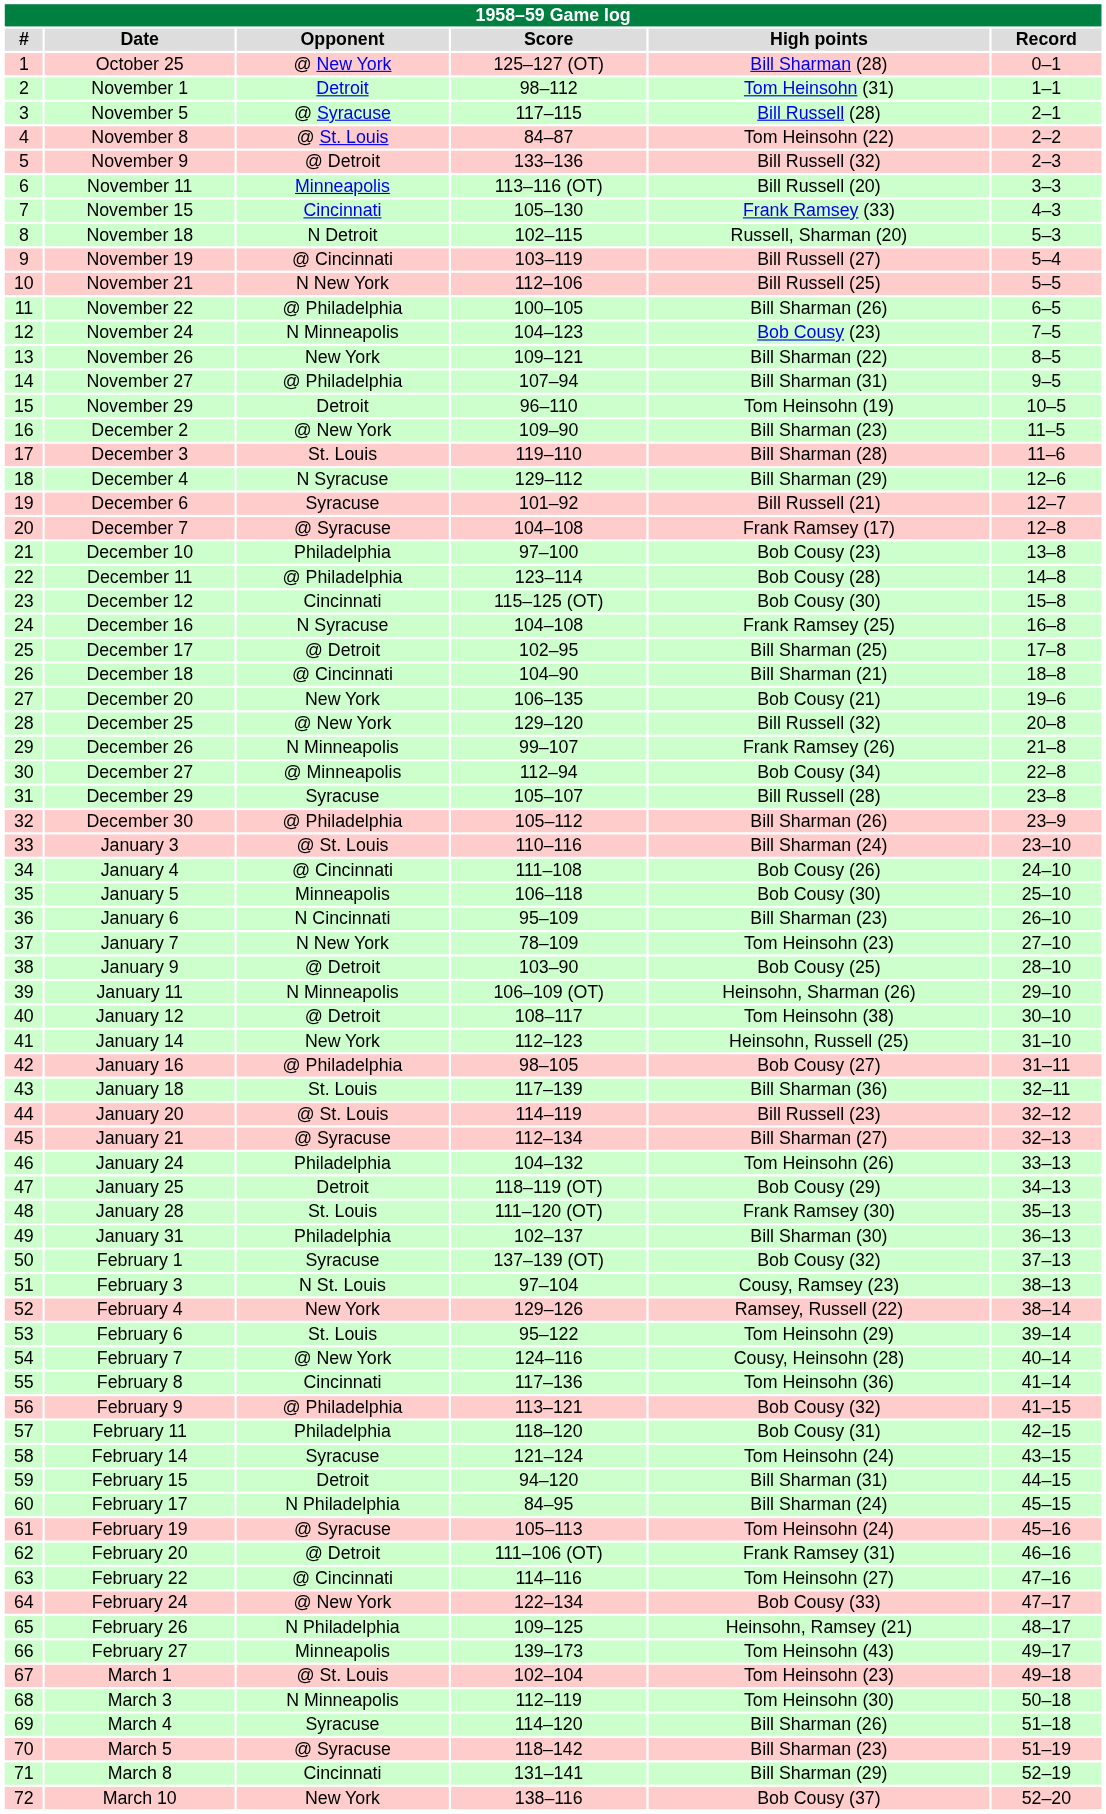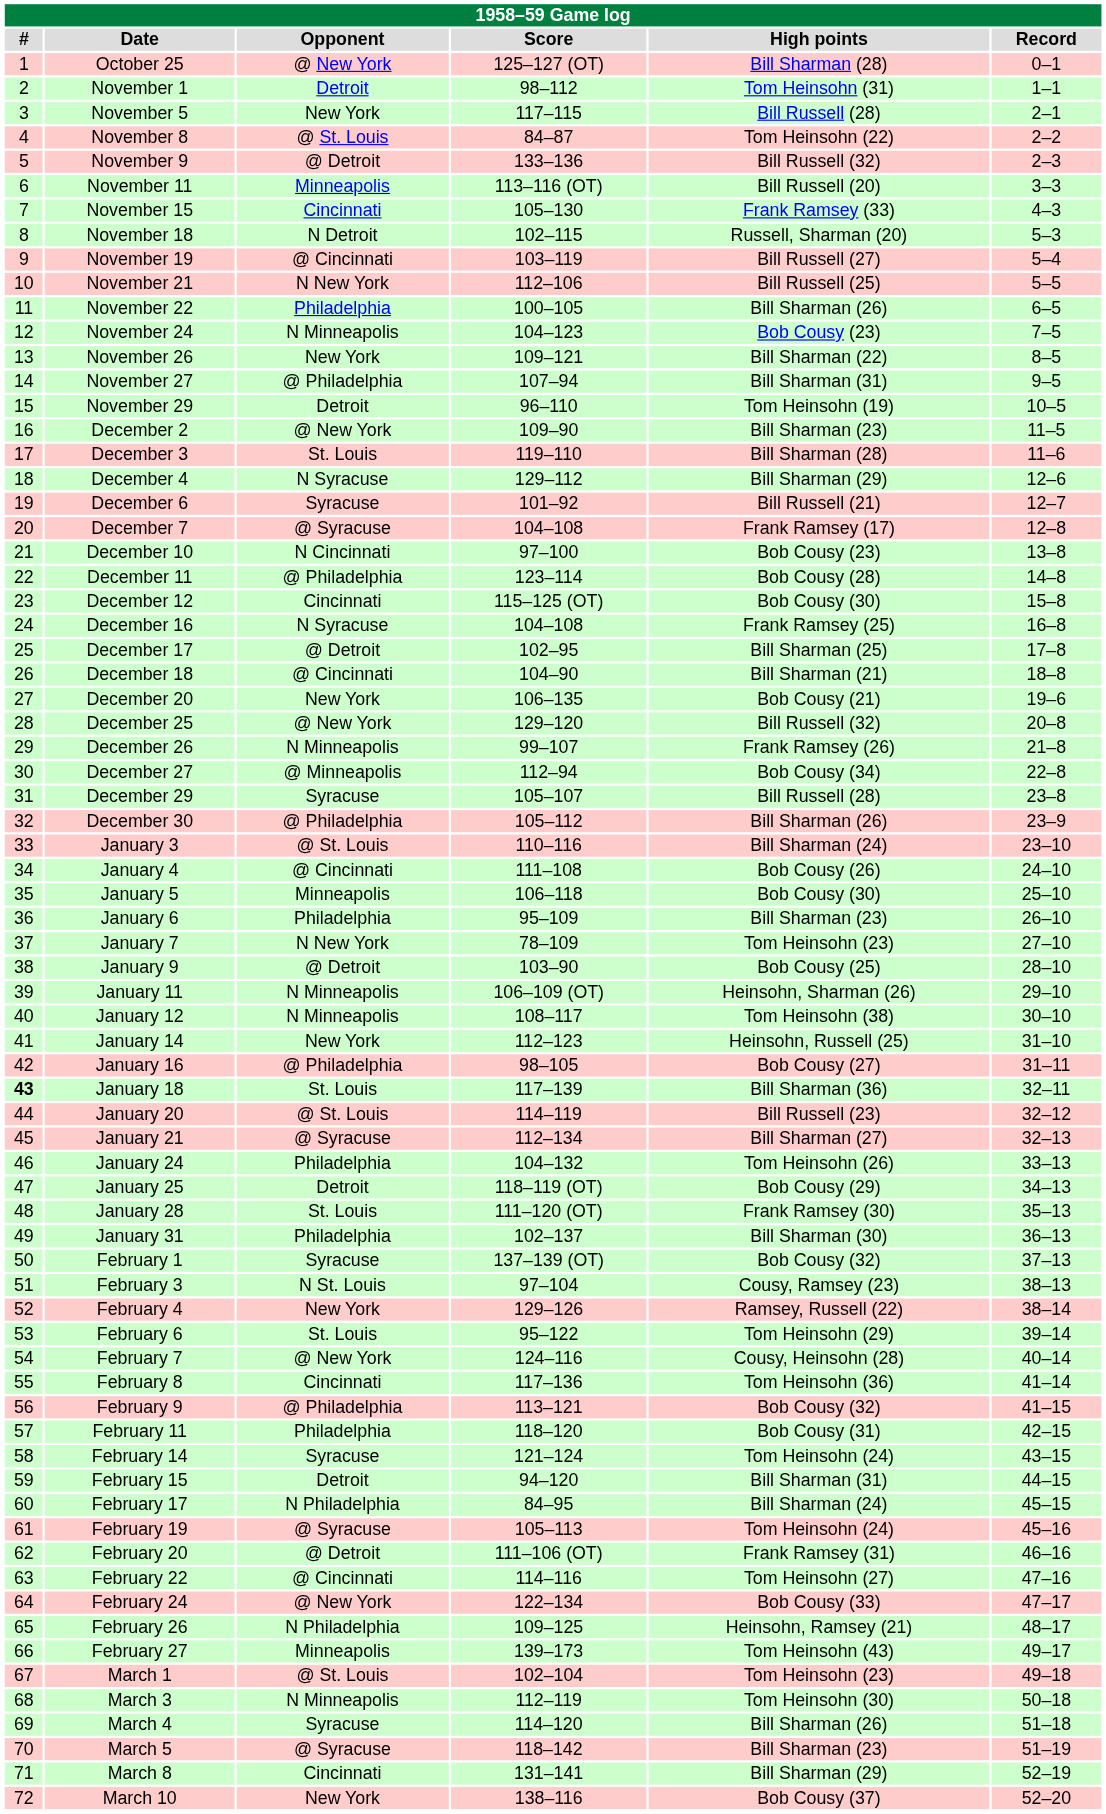(342, 112) @ Syracuse -> (342, 112) New York
(342, 308) @ Philadelphia -> (342, 308) Philadelphia
(342, 552) Philadelphia -> (342, 552) N Cincinnati
(342, 918) N Cincinnati -> (342, 918) Philadelphia
(342, 1016) @ Detroit -> (342, 1016) N Minneapolis
(24, 1089) normal -> (24, 1089) bold
